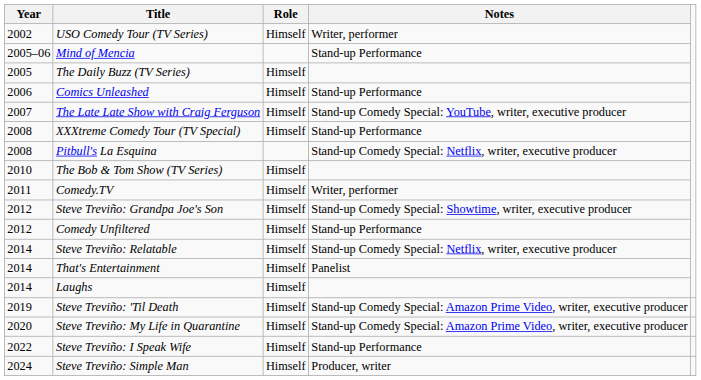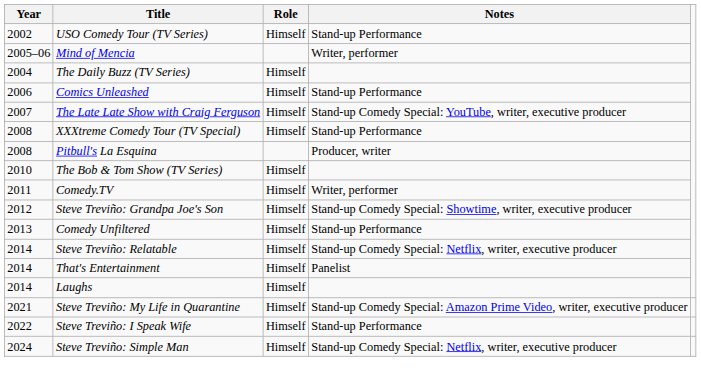(355, 33) Writer, performer -> (367, 33) Stand-up Performance
(367, 53) Stand-up Performance -> (355, 53) Writer, performer
(20, 72) 2005 -> (20, 72) 2004
(464, 151) Stand-up Comedy Special: Netflix, writer, executive producer -> (351, 151) Producer, writer
(20, 229) 2012 -> (20, 229) 2013
- row: (117, 307)
(20, 326) 2020 -> (20, 307) 2021
(351, 365) Producer, writer -> (464, 346) Stand-up Comedy Special: Netflix, writer, executive producer
